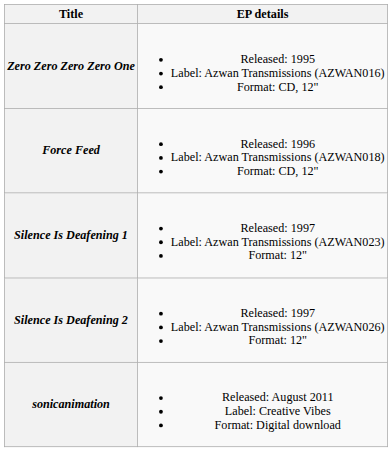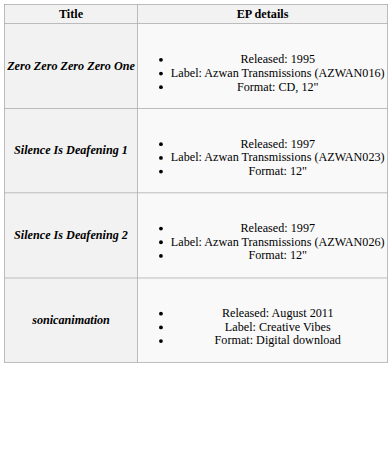- row: (71, 150)
